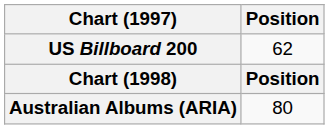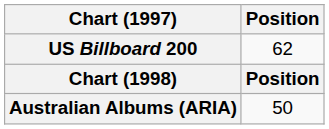(283, 108) 80 -> (283, 108) 50
